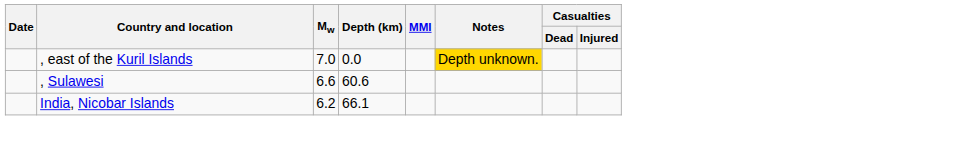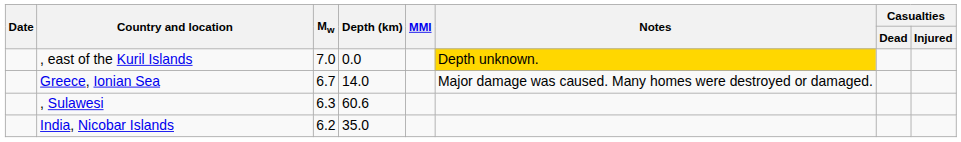+ row: (100, 81)
(326, 81) 6.6 -> (326, 103) 6.3
(356, 103) 66.1 -> (356, 125) 35.0
